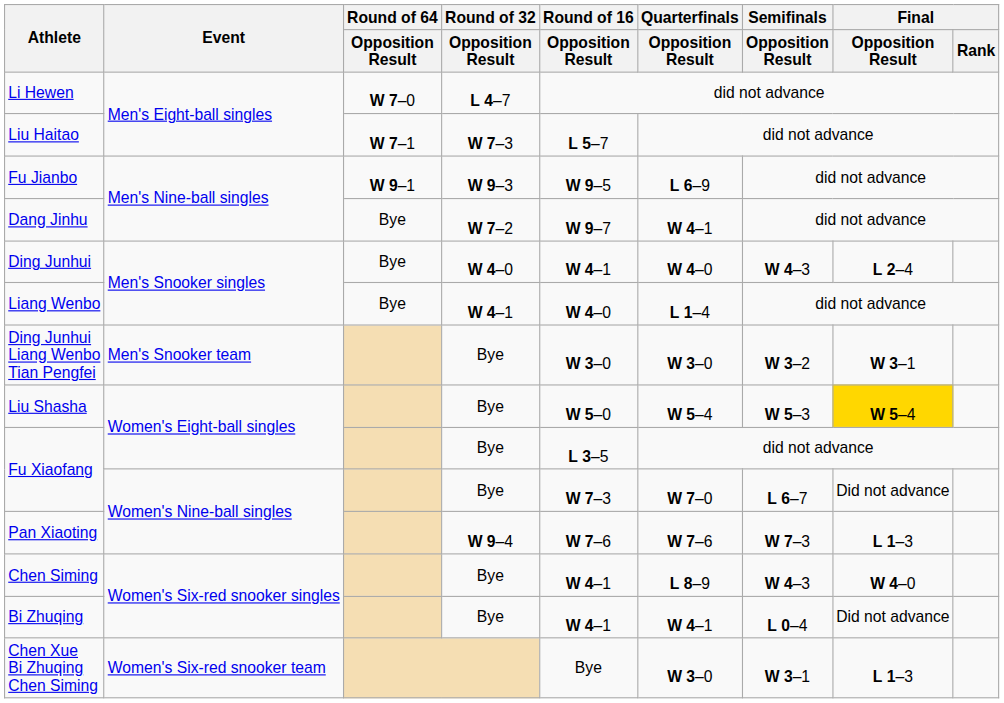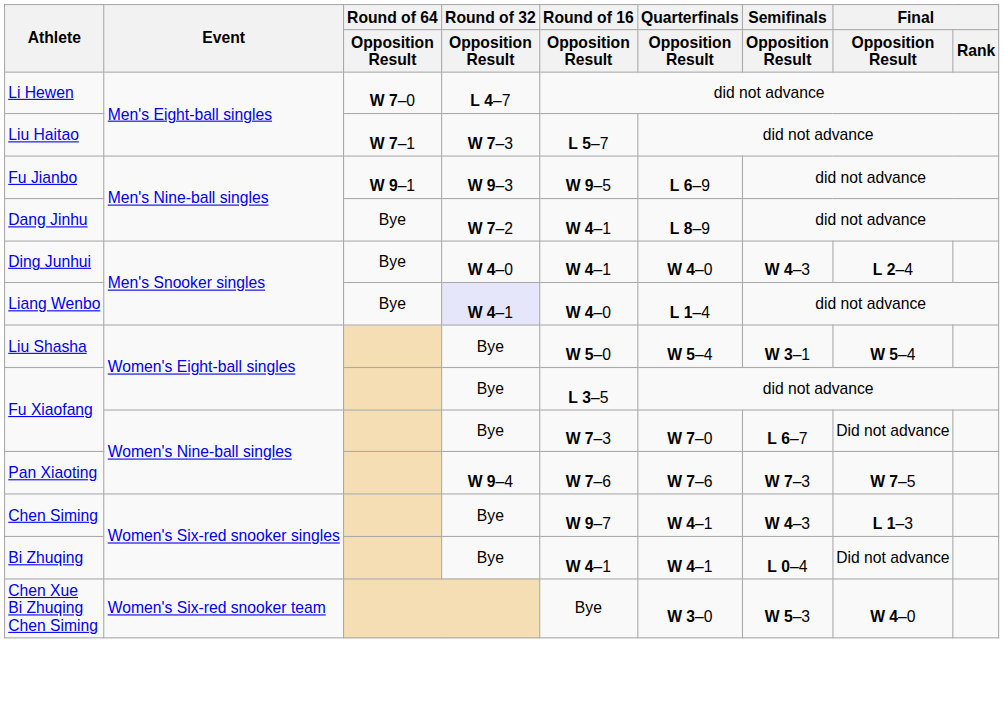(588, 229) W 9–7 -> (588, 229) W 4–1
(690, 229) W 4–1 -> (690, 229) L 8–9
(490, 313) no background -> (490, 313) lavender background
- row: (54, 355)
(787, 415) W 5–3 -> (787, 355) W 3–1
(893, 415) gold background -> (893, 355) no background
(893, 542) L 1–3 -> (893, 482) W 7–5
(588, 584) W 4–1 -> (588, 524) W 9–7
(690, 584) L 8–9 -> (690, 524) W 4–1
(893, 584) W 4–0 -> (893, 524) L 1–3
(787, 677) W 3–1 -> (787, 617) W 5–3
(893, 677) L 1–3 -> (893, 617) W 4–0
